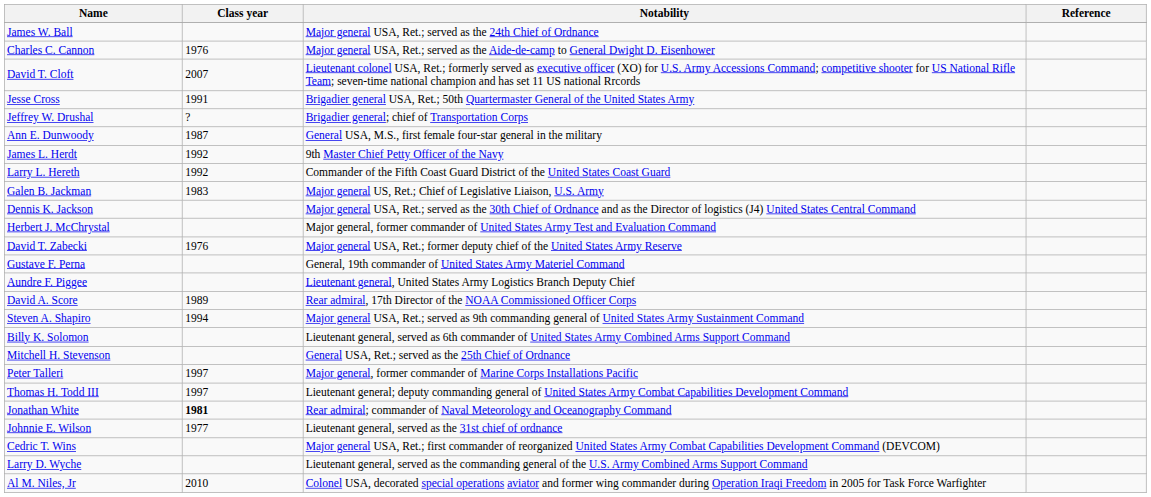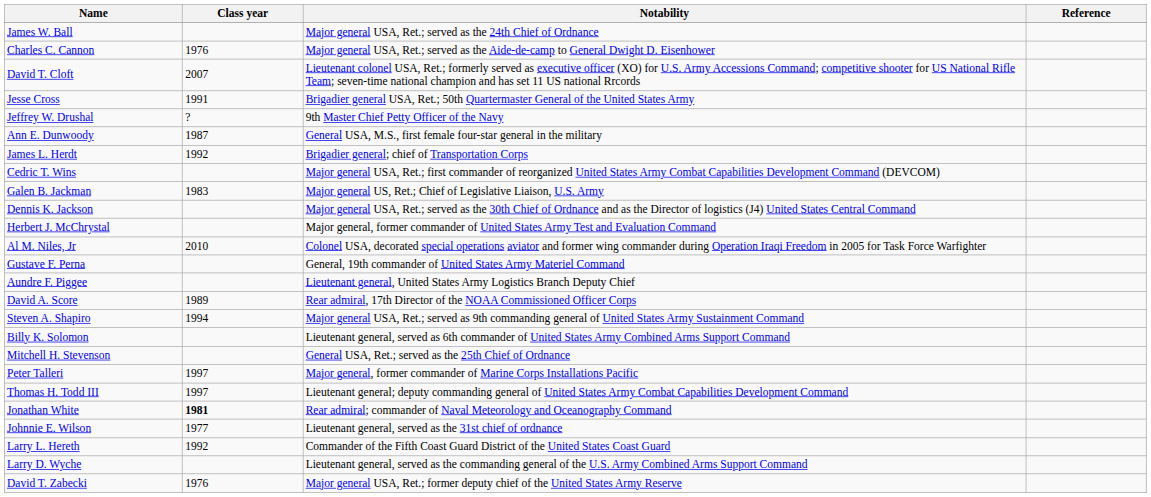(417, 117) Brigadier general; chief of Transportation Corps -> (405, 117) 9th Master Chief Petty Officer of the Navy
(405, 154) 9th Master Chief Petty Officer of the Navy -> (417, 154) Brigadier general; chief of Transportation Corps
rows swapped: (43, 172) <-> (42, 446)
rows swapped: (41, 483) <-> (47, 245)
